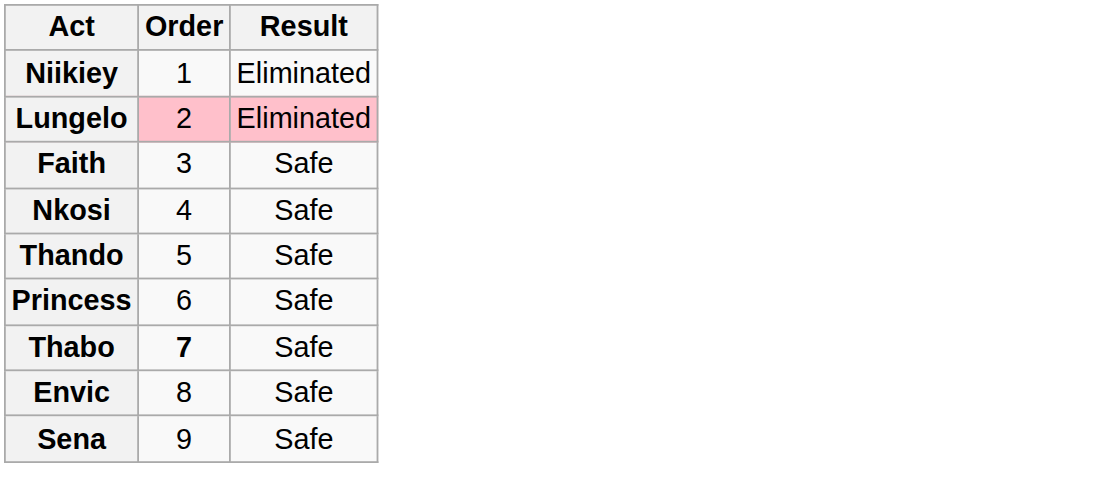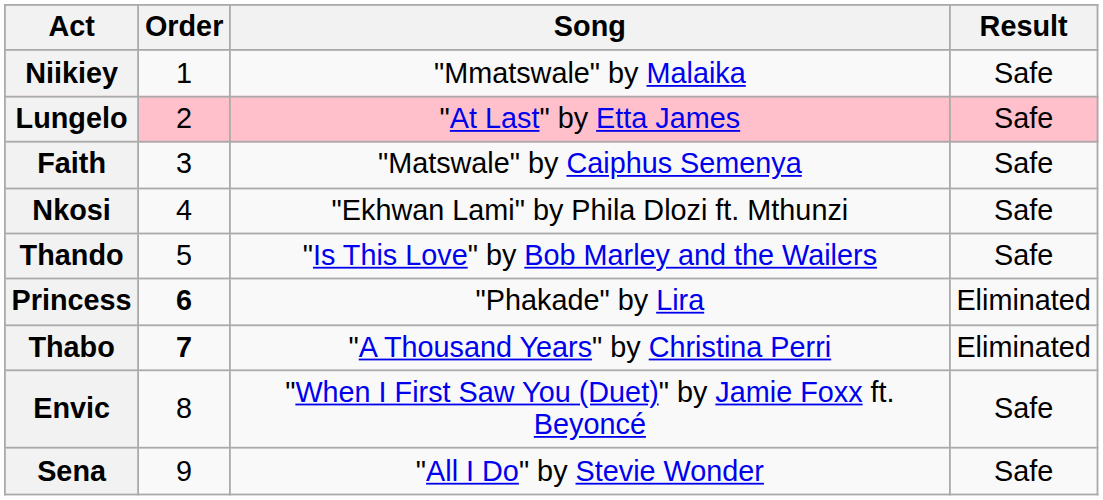+ column: (590, 27)
(304, 73) Eliminated -> (1024, 73) Safe
(304, 118) Eliminated -> (1024, 118) Safe
(184, 301) normal -> (184, 301) bold
(304, 301) Safe -> (1024, 301) Eliminated
(304, 347) Safe -> (1024, 347) Eliminated
